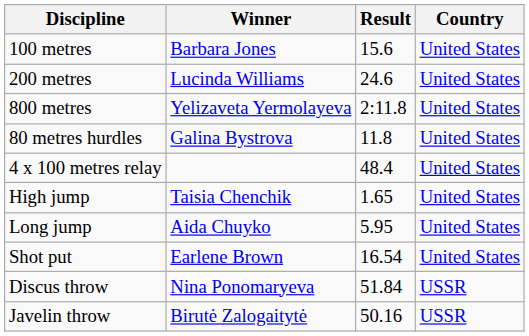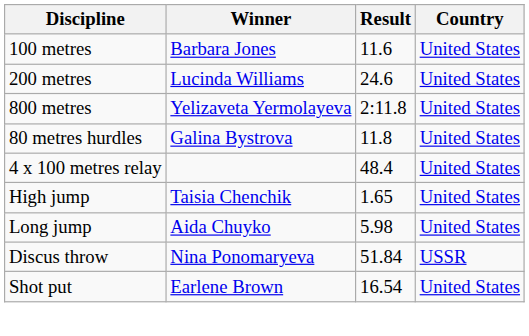(376, 49) 15.6 -> (376, 49) 11.6
(376, 227) 5.95 -> (376, 227) 5.98
rows swapped: (40, 256) <-> (59, 286)
- row: (60, 316)
